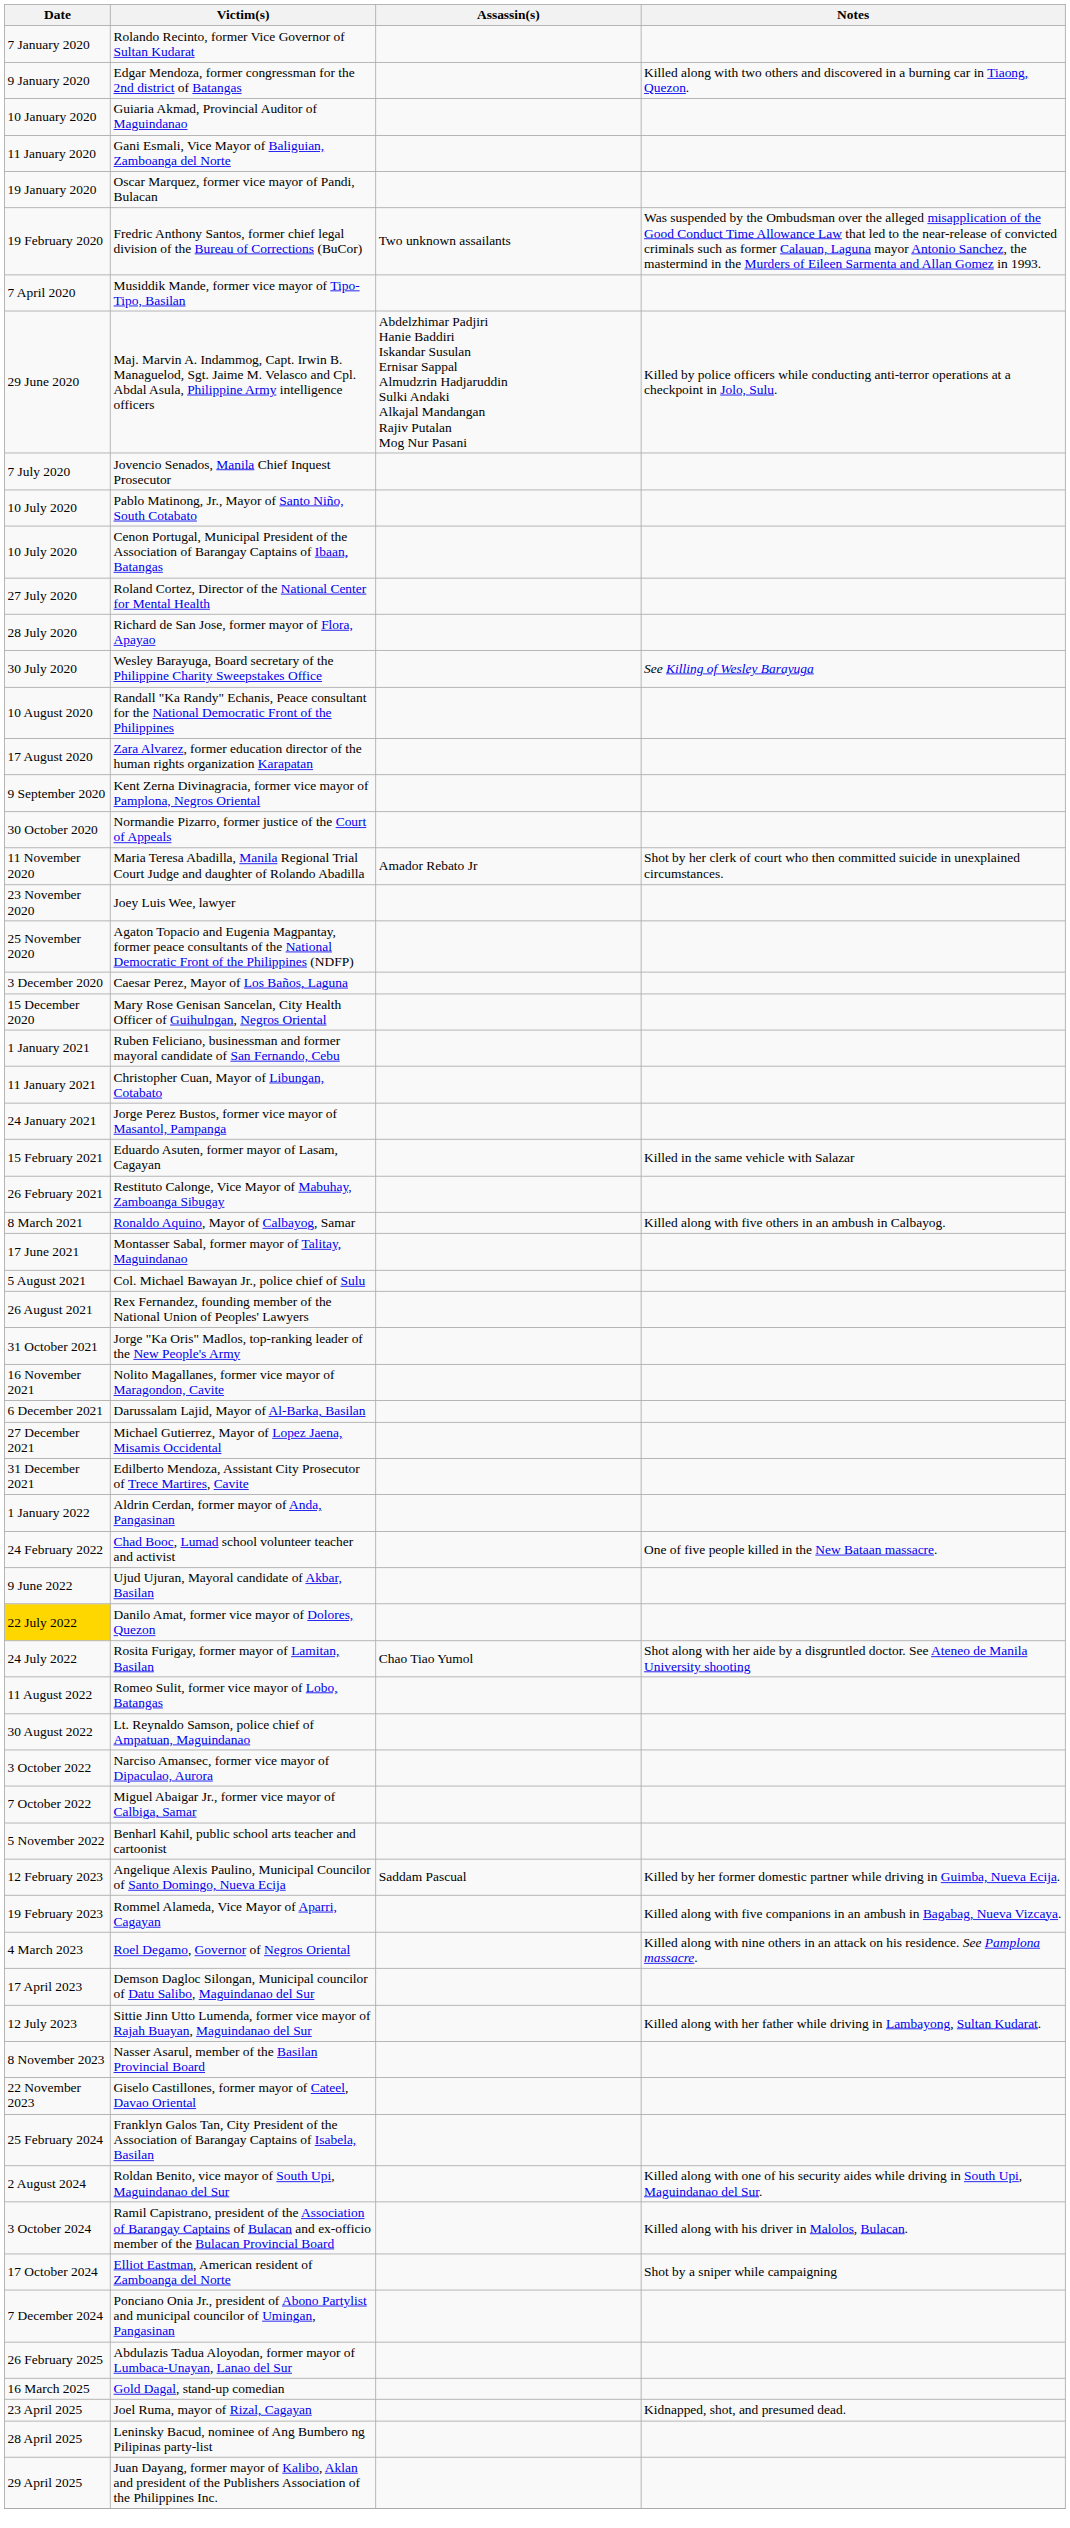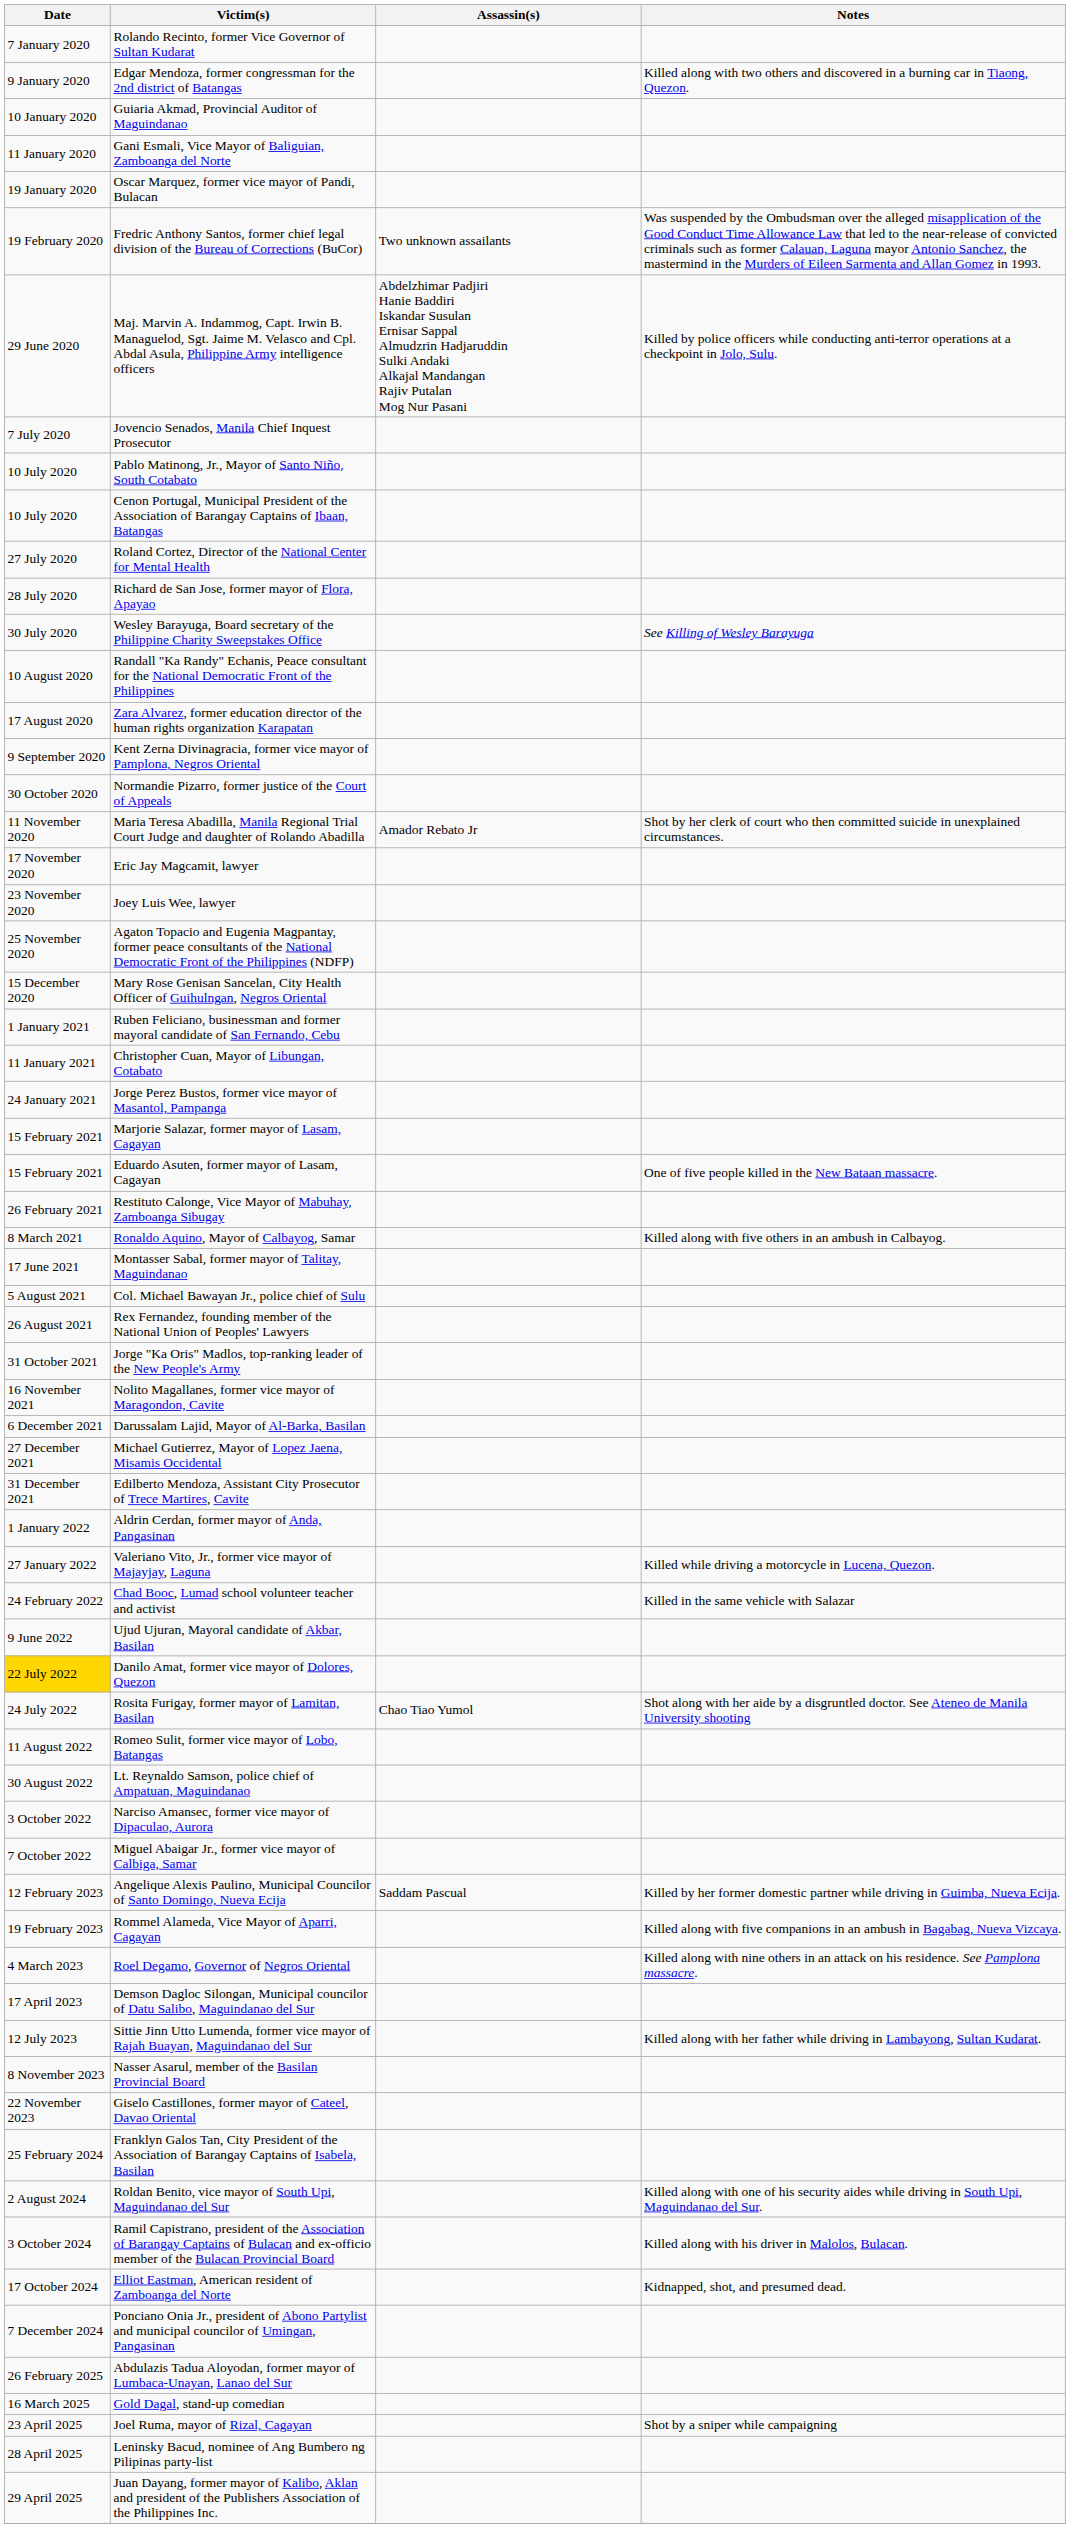- row: (237, 292)
+ row: (186, 866)
- row: (231, 983)
+ row: (227, 1136)
(749, 1157) Killed in the same vehicle with Salazar -> (791, 1172) One of five people killed in the New Bataan massacre.
+ row: (223, 1564)
(791, 1549) One of five people killed in the New Bataan massacre. -> (749, 1601) Killed in the same vehicle with Salazar
- row: (235, 1841)
(741, 2272) Shot by a sniper while campaigning -> (745, 2287) Kidnapped, shot, and presumed dead.
(745, 2410) Kidnapped, shot, and presumed dead. -> (741, 2425) Shot by a sniper while campaigning
